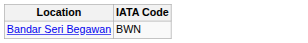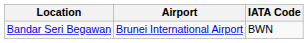+ column: (180, 13)
